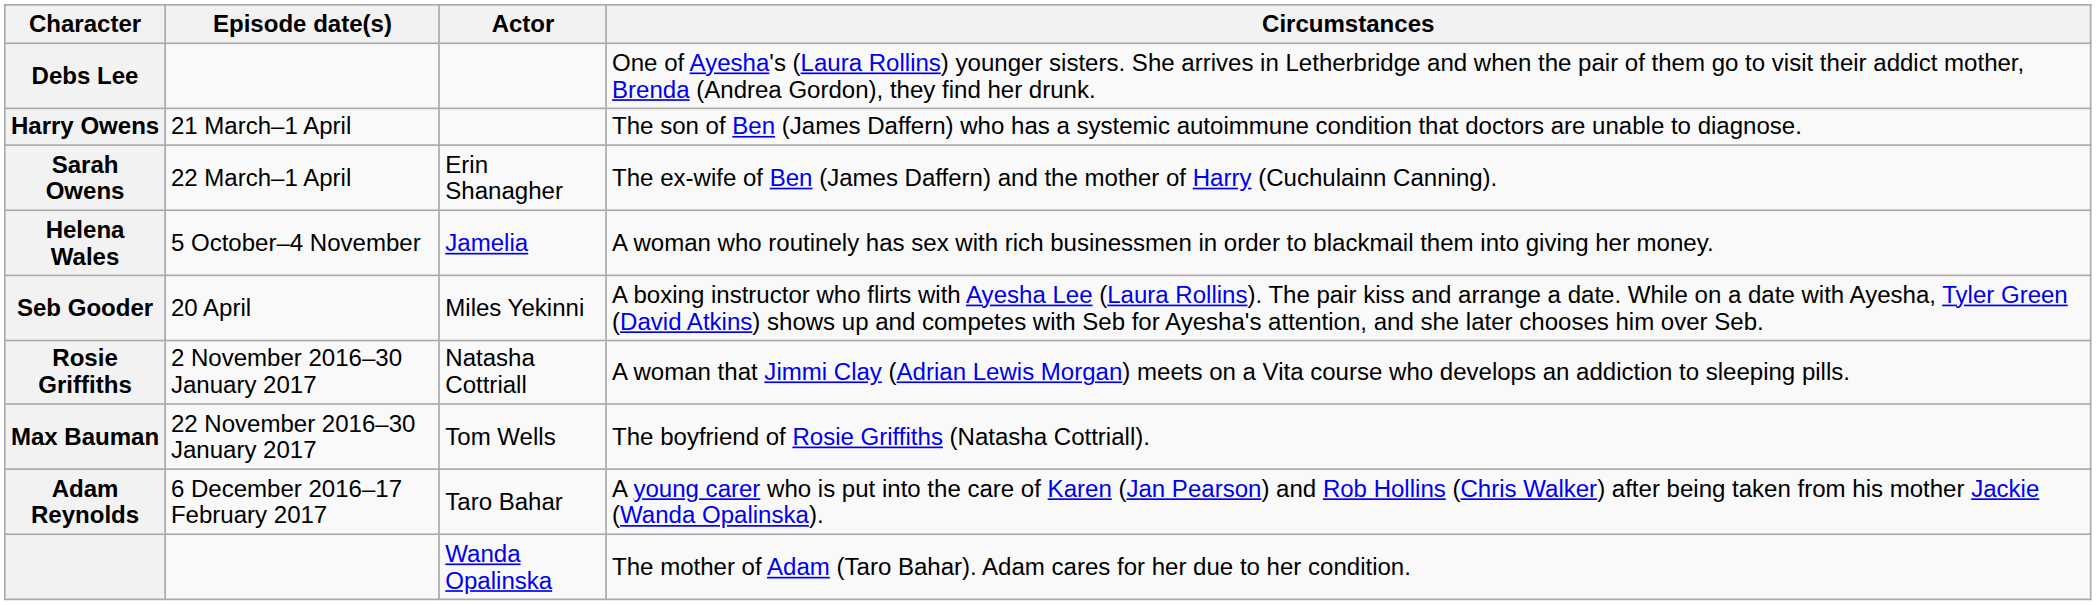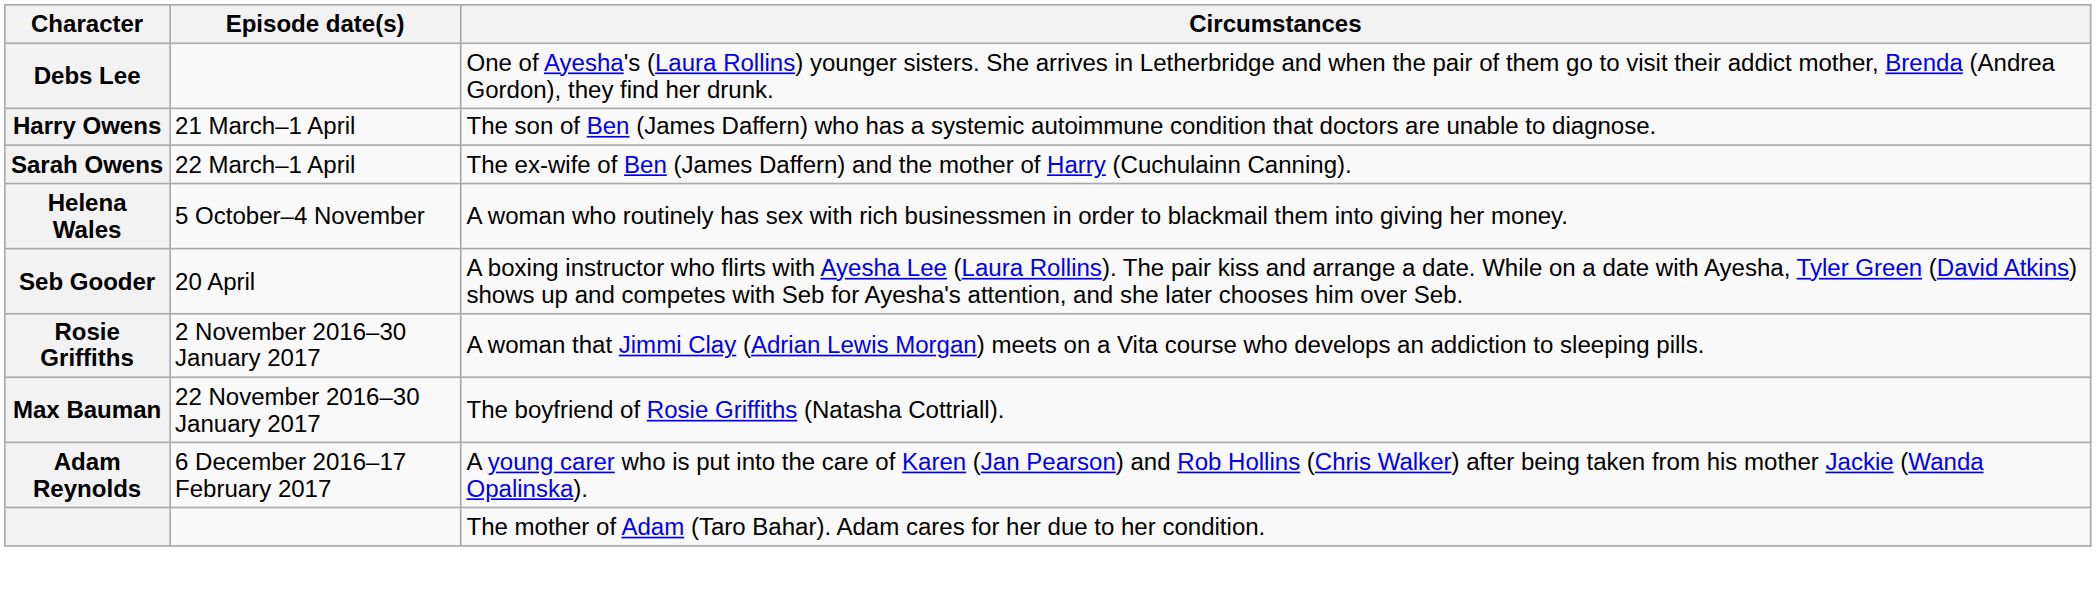- column: (523, 24)
